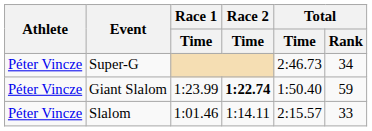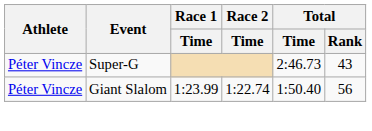(346, 65) 34 -> (345, 65) 43
(248, 89) bold -> (247, 89) normal
(346, 89) 59 -> (345, 89) 56
- row: (110, 113)
